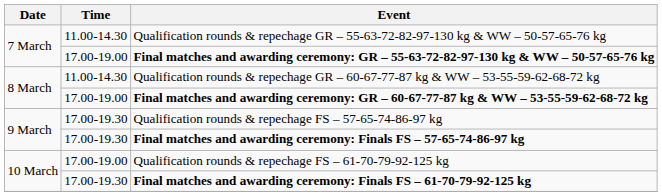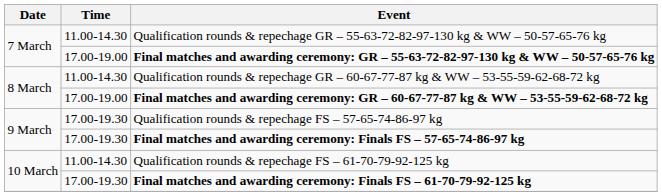(96, 160) 17.00-19.00 -> (96, 160) 11.00-14.30
